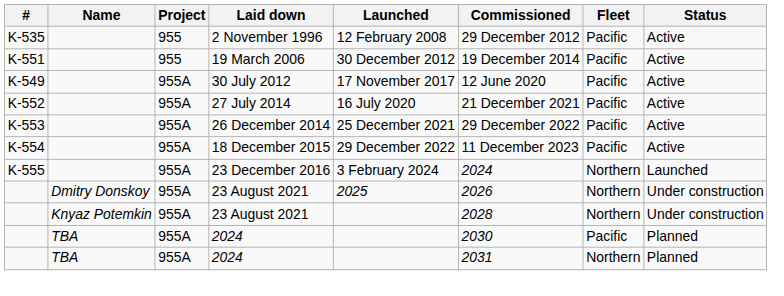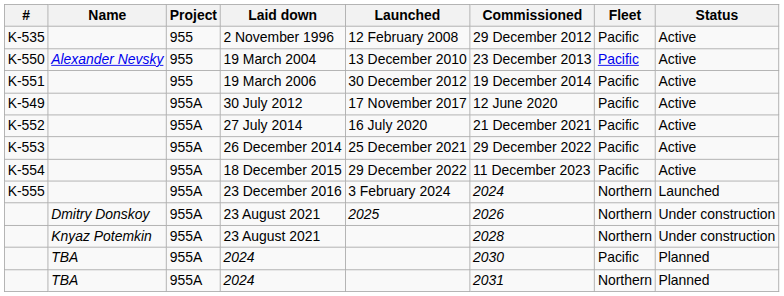+ row: (107, 59)
